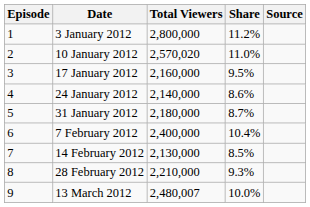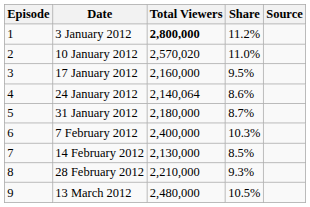(175, 34) normal -> (175, 34) bold
(175, 93) 2,140,000 -> (175, 93) 2,140,064
(244, 133) 10.4% -> (244, 133) 10.3%
(175, 192) 2,480,007 -> (175, 192) 2,480,000
(244, 192) 10.0% -> (244, 192) 10.5%
